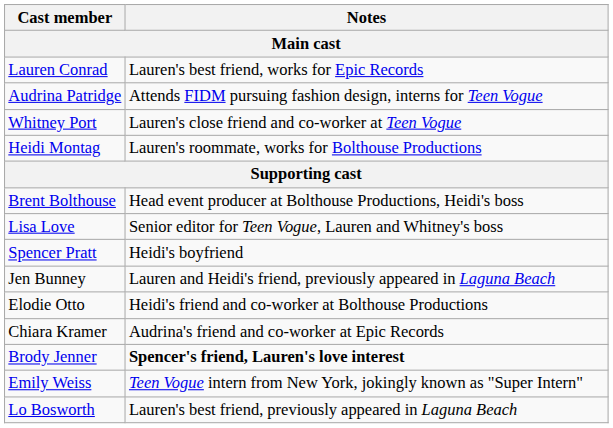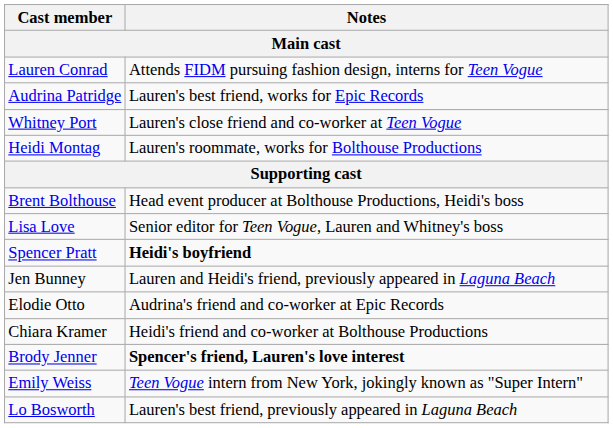(276, 69) Lauren's best friend, works for Epic Records -> (336, 69) Attends FIDM pursuing fashion design, interns for Teen Vogue
(336, 95) Attends FIDM pursuing fashion design, interns for Teen Vogue -> (276, 95) Lauren's best friend, works for Epic Records
(186, 252) normal -> (190, 252) bold
(308, 305) Heidi's friend and co-worker at Bolthouse Productions -> (286, 305) Audrina's friend and co-worker at Epic Records
(286, 331) Audrina's friend and co-worker at Epic Records -> (308, 331) Heidi's friend and co-worker at Bolthouse Productions
